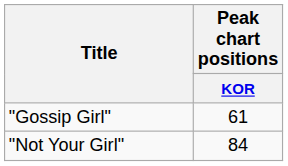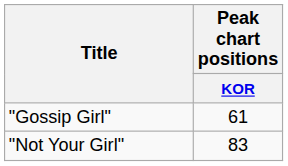(238, 145) 84 -> (238, 145) 83
